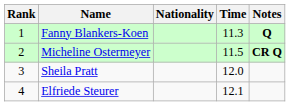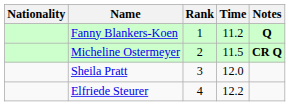columns swapped: (21, 14) <-> (185, 14)
(233, 33) 11.3 -> (233, 33) 11.2
(233, 91) 12.1 -> (233, 91) 12.2
